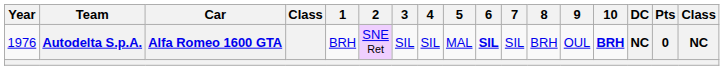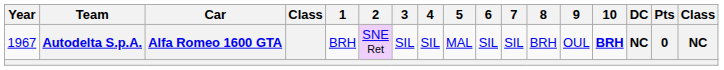(22, 42) 1976 -> (22, 42) 1967
(489, 42) bold -> (488, 42) normal
